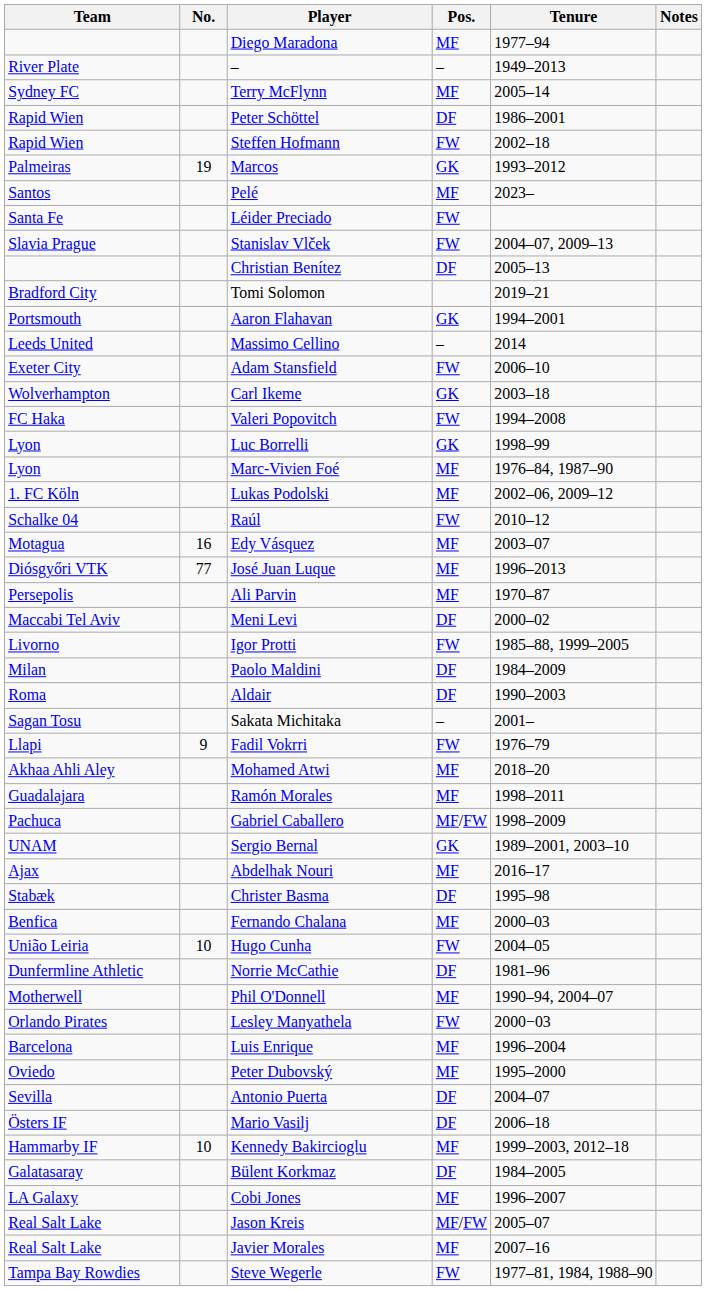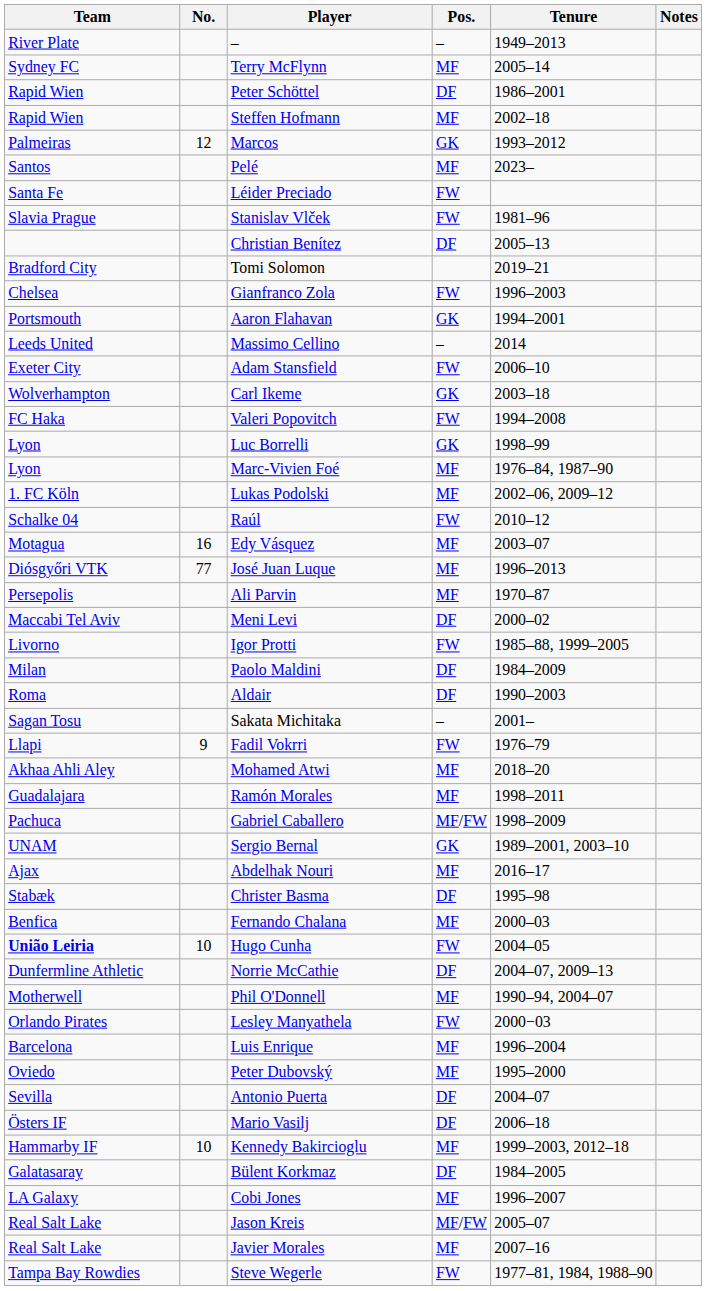- row: (284, 42)
(448, 142) FW -> (447, 117) MF
(204, 167) 19 -> (204, 142) 12
(554, 243) 2004–07, 2009–13 -> (522, 218) 1981–96
+ row: (283, 293)
(48, 946) normal -> (51, 946) bold
(522, 971) 1981–96 -> (554, 971) 2004–07, 2009–13
